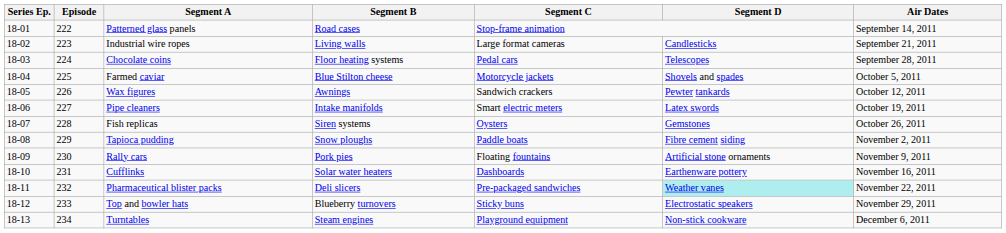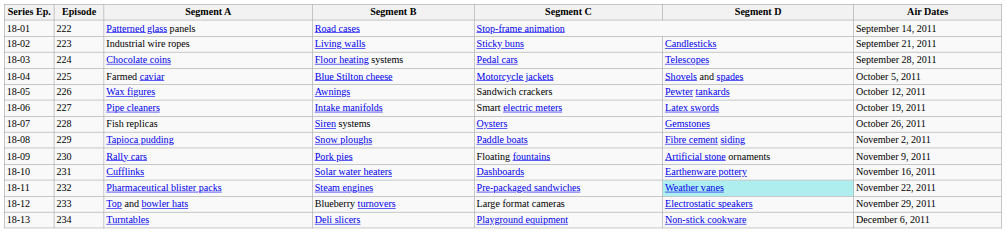(521, 44) Large format cameras -> (500, 44) Sticky buns
(338, 188) Deli slicers -> (344, 188) Steam engines
(500, 204) Sticky buns -> (521, 204) Large format cameras
(344, 220) Steam engines -> (338, 220) Deli slicers
